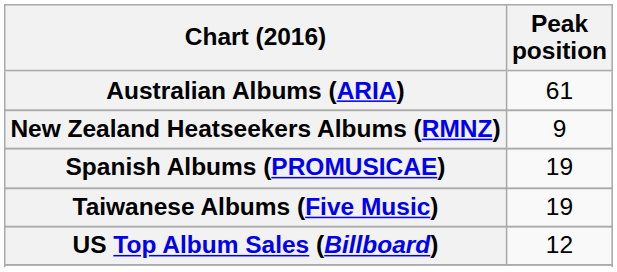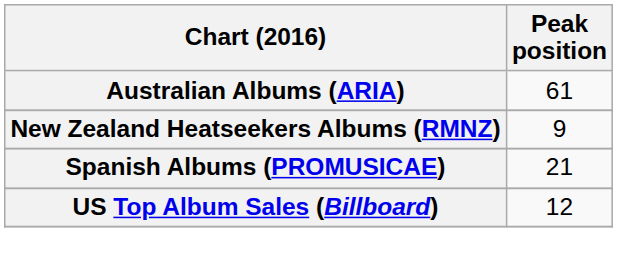(559, 167) 19 -> (559, 167) 21
- row: (255, 206)
